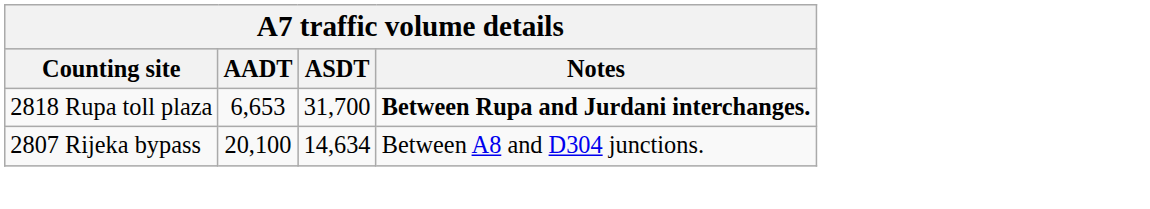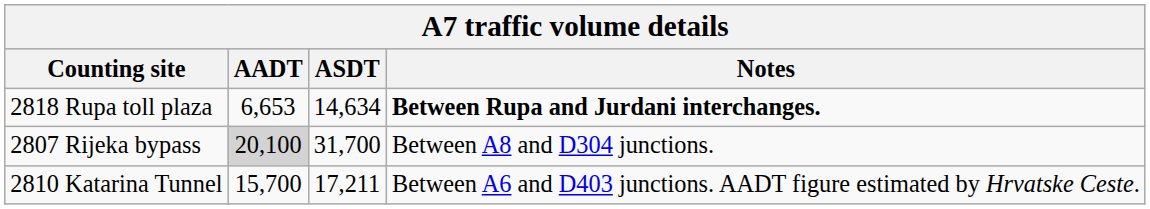(337, 107) 31,700 -> (347, 107) 14,634
(258, 145) no background -> (268, 145) lightgrey background
(337, 145) 14,634 -> (347, 145) 31,700
+ row: (116, 184)
